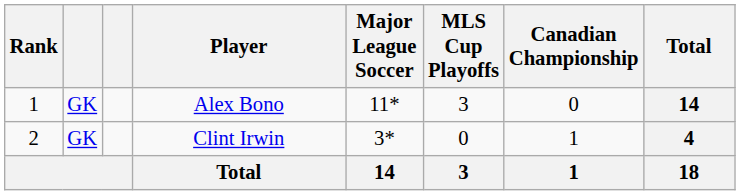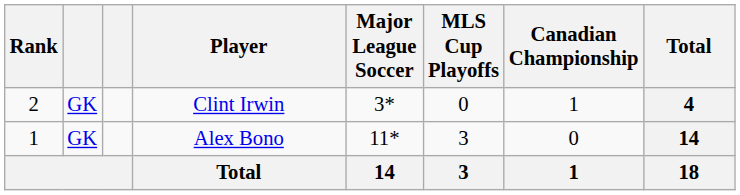rows swapped: (239, 104) <-> (239, 138)
